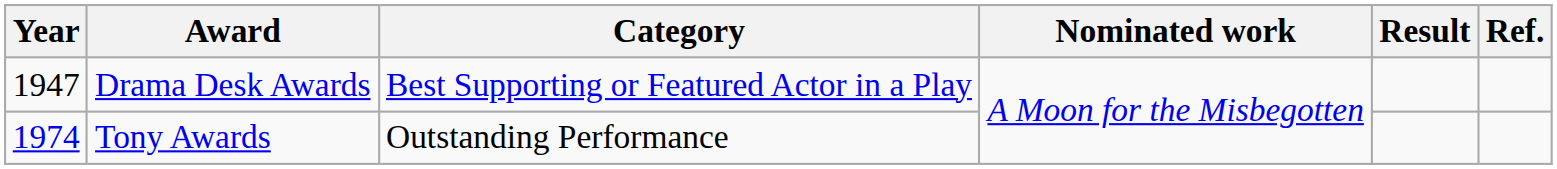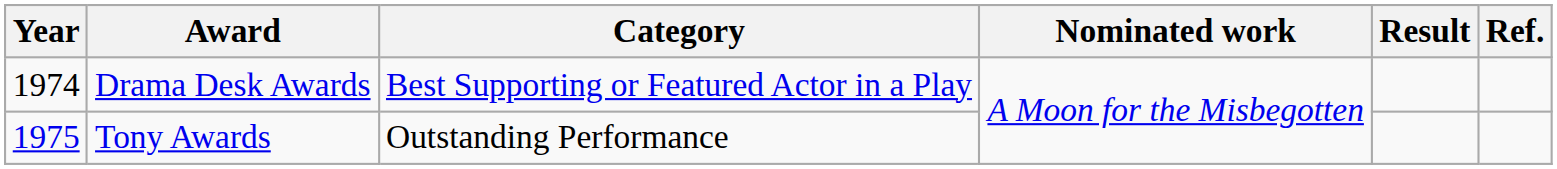(46, 84) 1947 -> (46, 84) 1974
(46, 137) 1974 -> (46, 137) 1975
